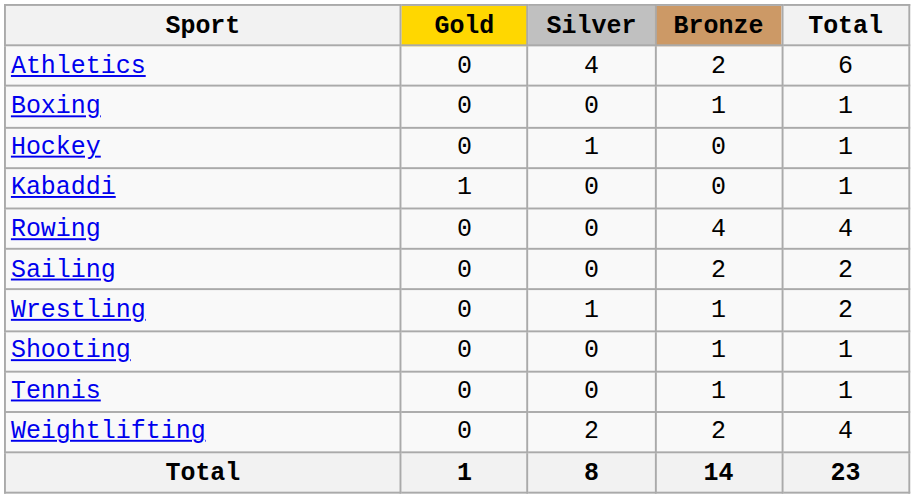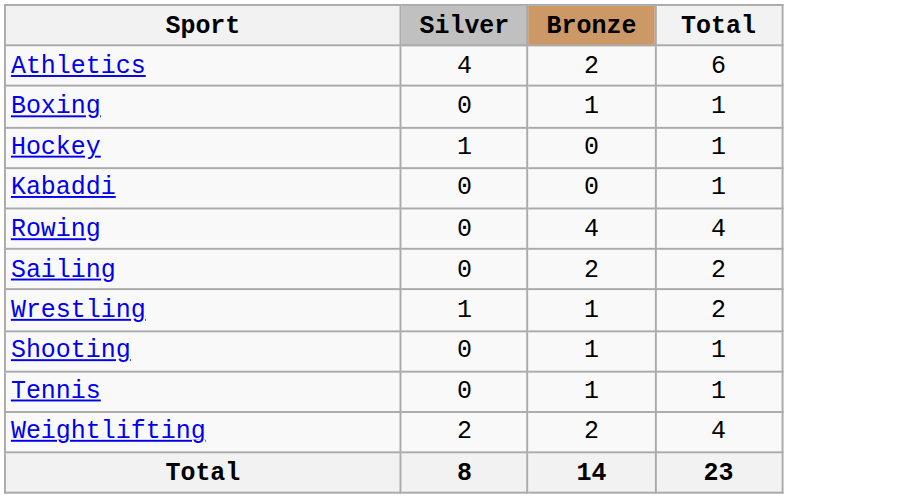- column: (464, 25)
